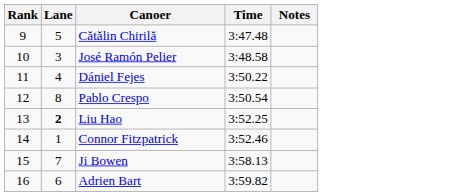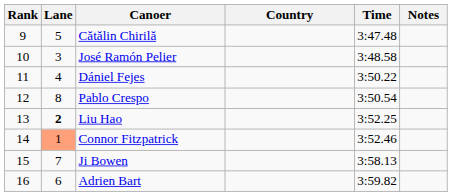+ column: (290, 14)
(58, 139) no background -> (58, 139) lightsalmon background
